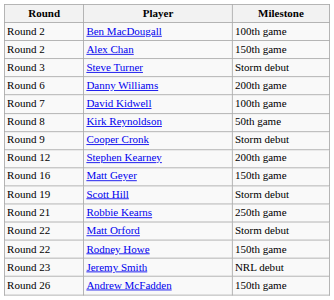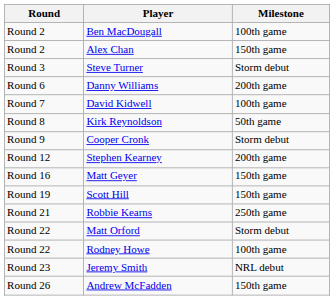(262, 194) Storm debut -> (261, 194) 150th game
(261, 249) 150th game -> (261, 249) 100th game
